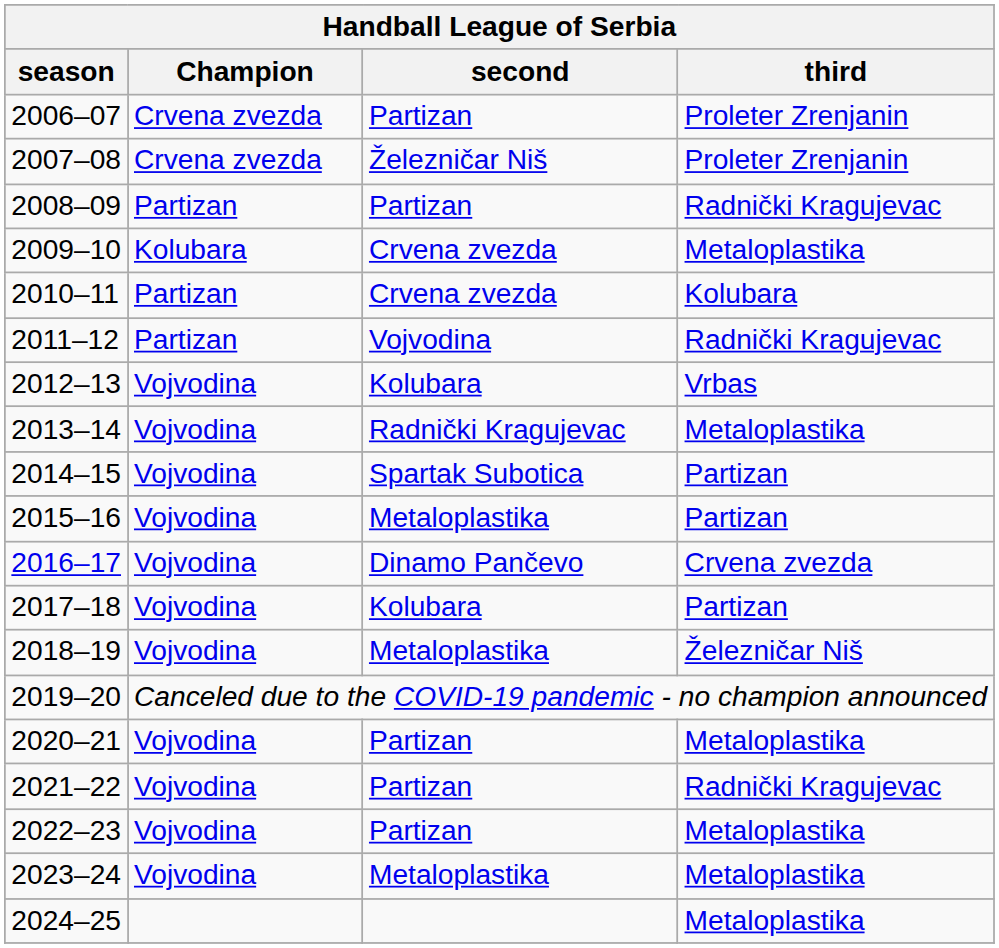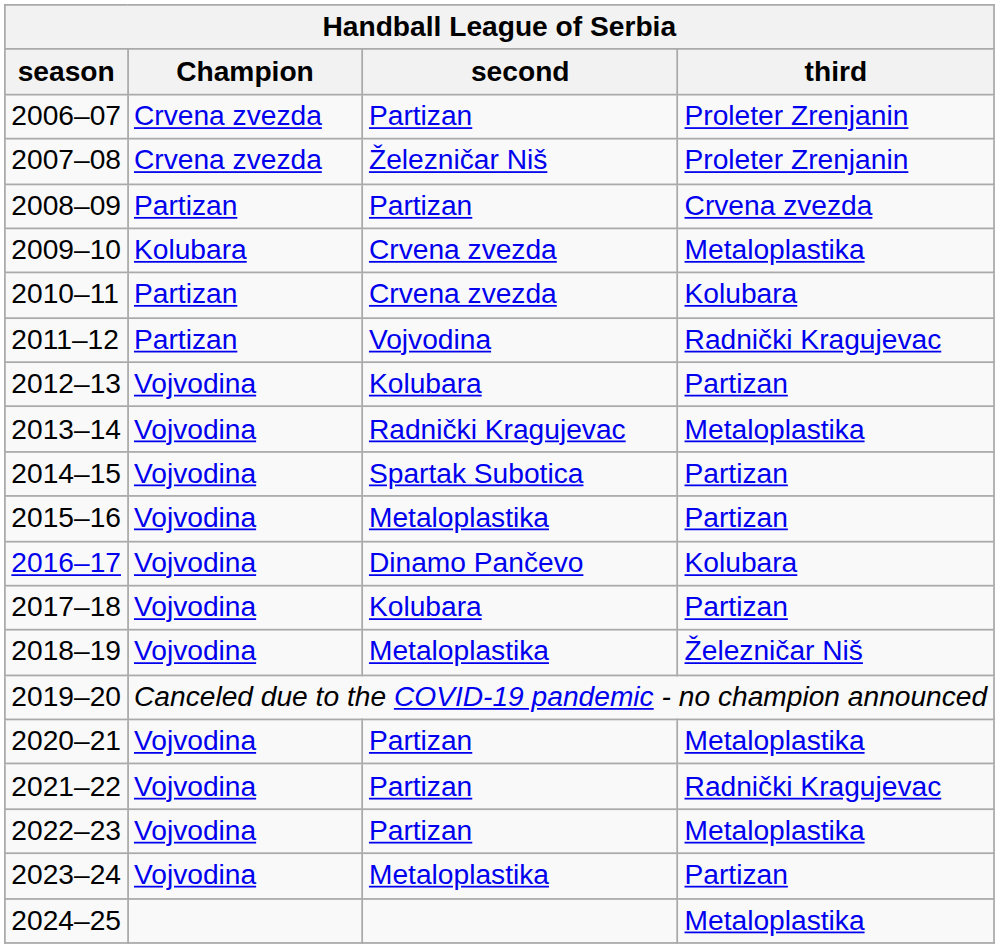(813, 205) Radnički Kragujevac -> (778, 205) Crvena zvezda
(721, 384) Vrbas -> (736, 384) Partizan
(778, 562) Crvena zvezda -> (741, 562) Kolubara
(775, 875) Metaloplastika -> (736, 875) Partizan
